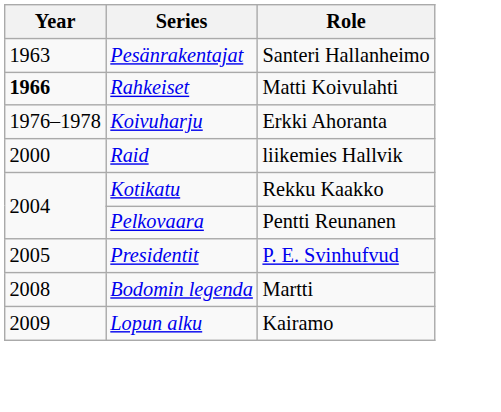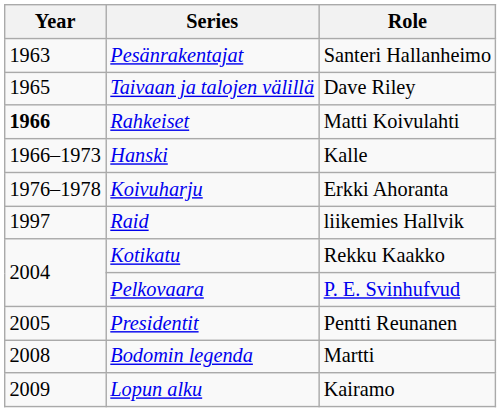+ row: (212, 88)
+ row: (139, 155)
(30, 155) 2000 -> (30, 222) 1997
(329, 222) Pentti Reunanen -> (392, 289) P. E. Svinhufvud
(331, 256) P. E. Svinhufvud -> (390, 323) Pentti Reunanen
